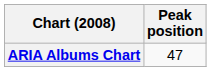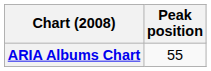(175, 54) 47 -> (175, 54) 55
